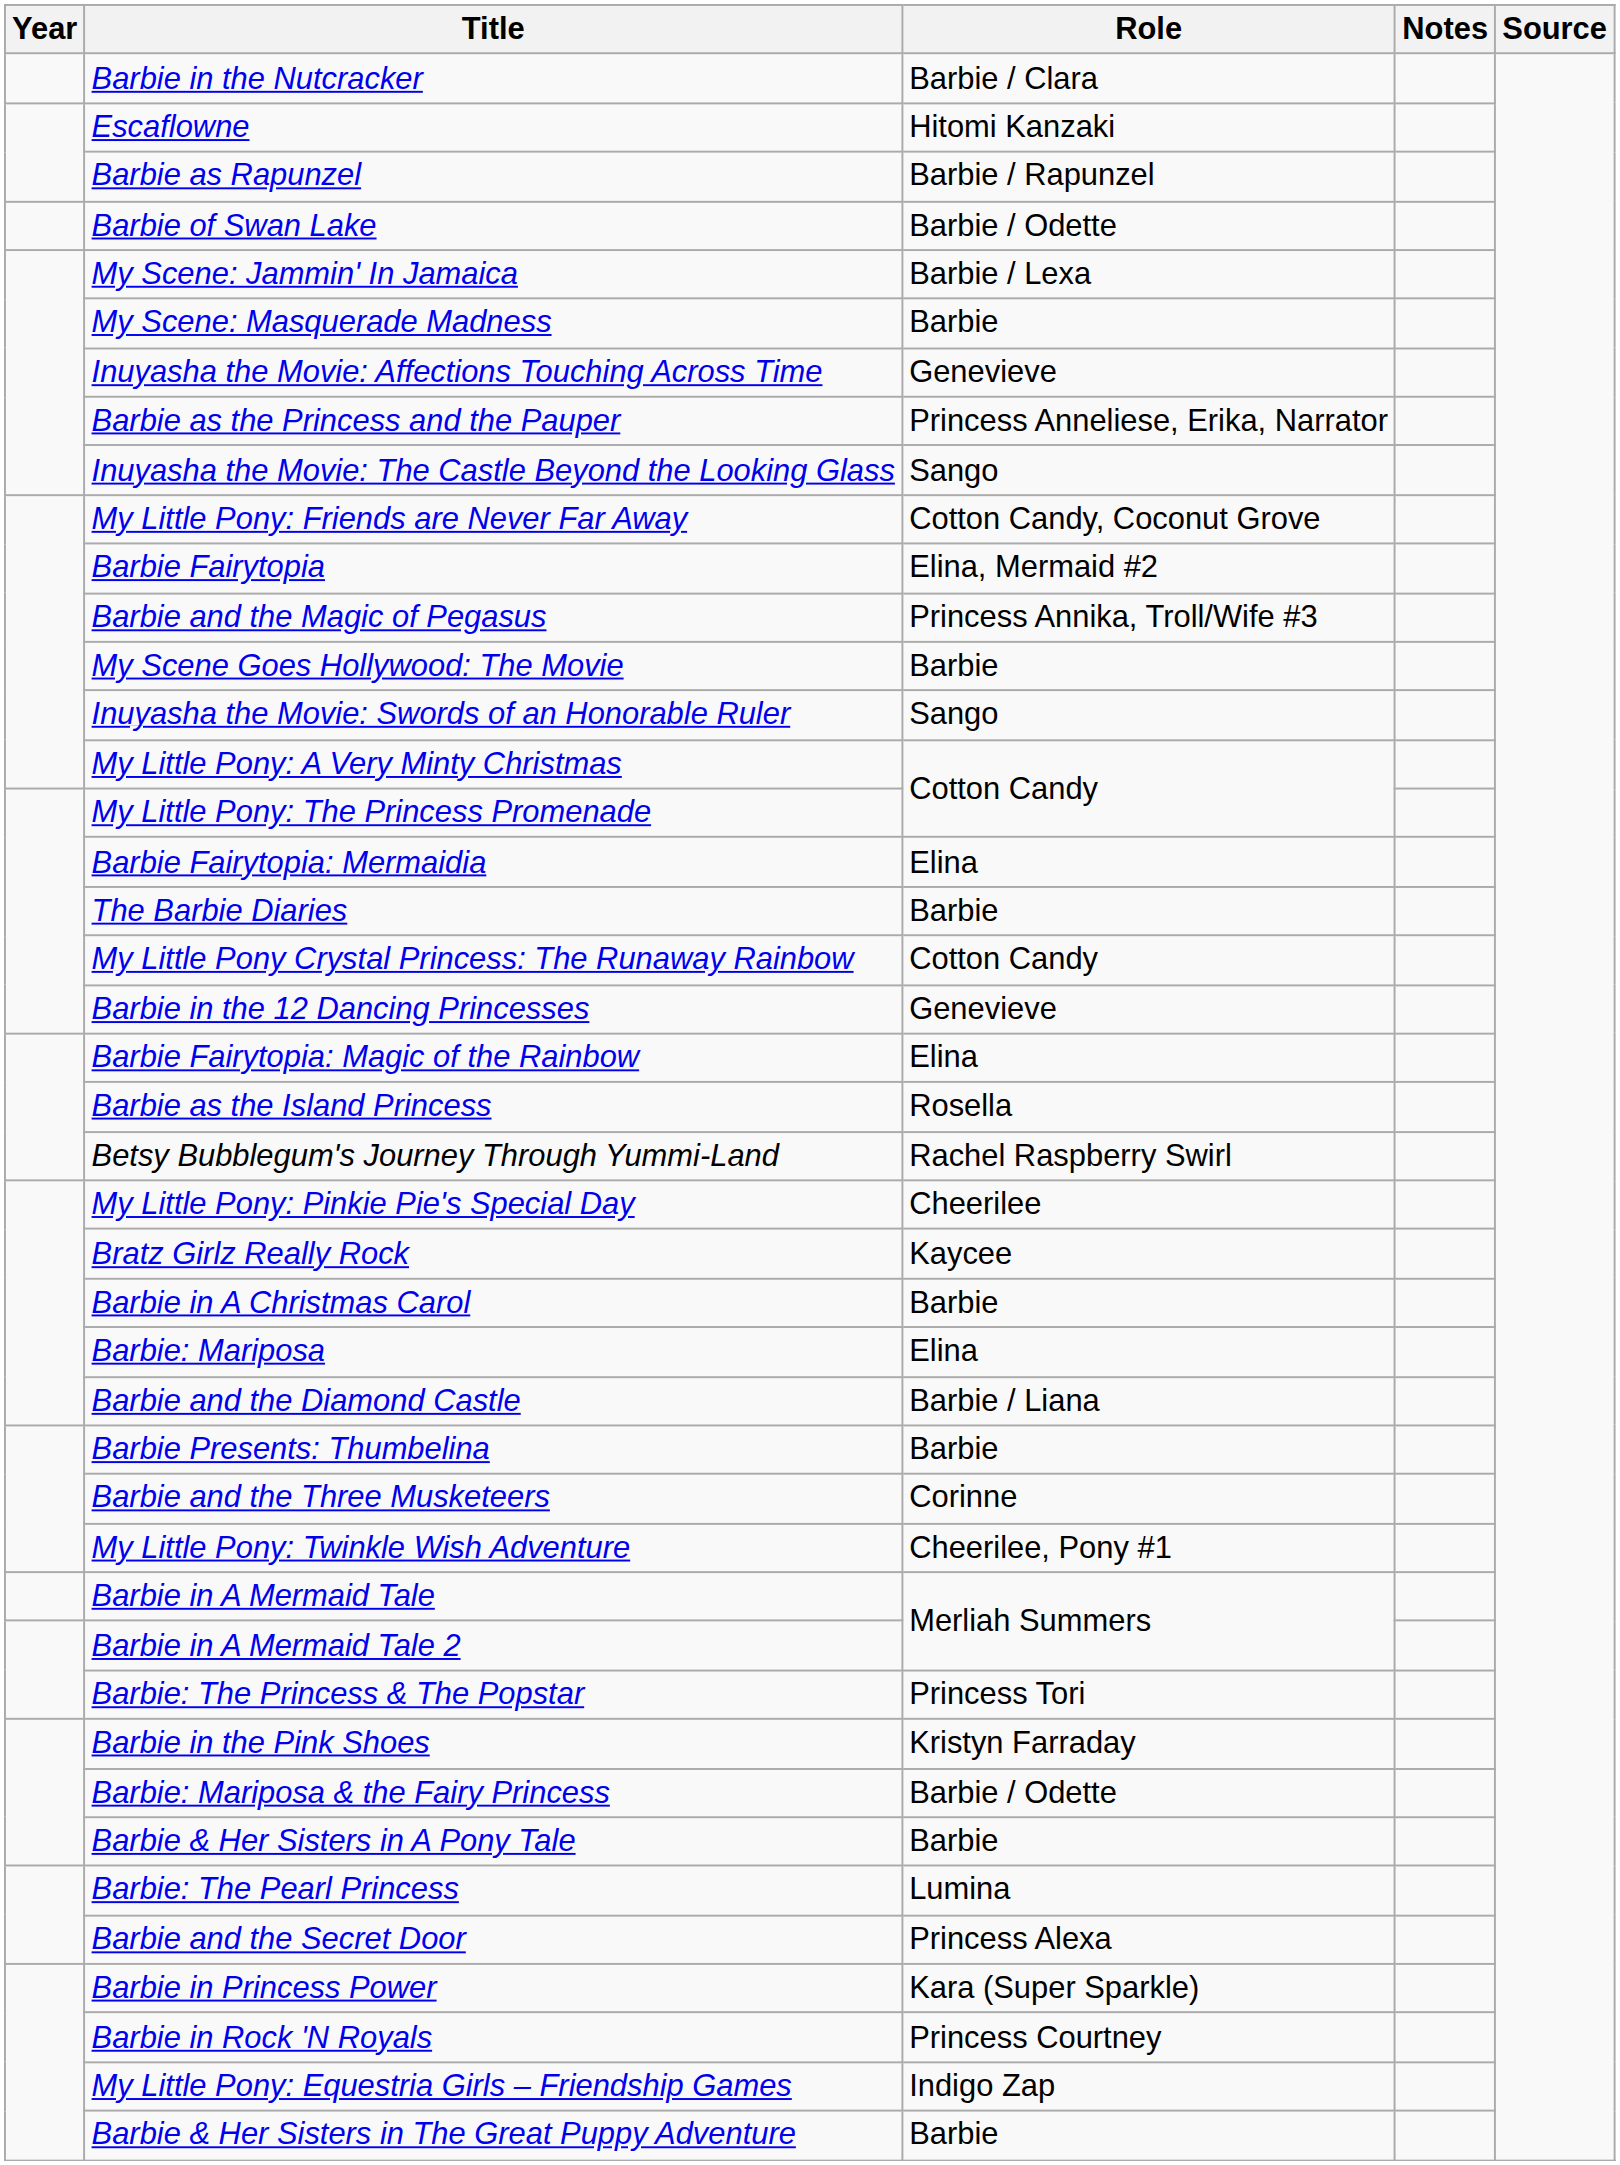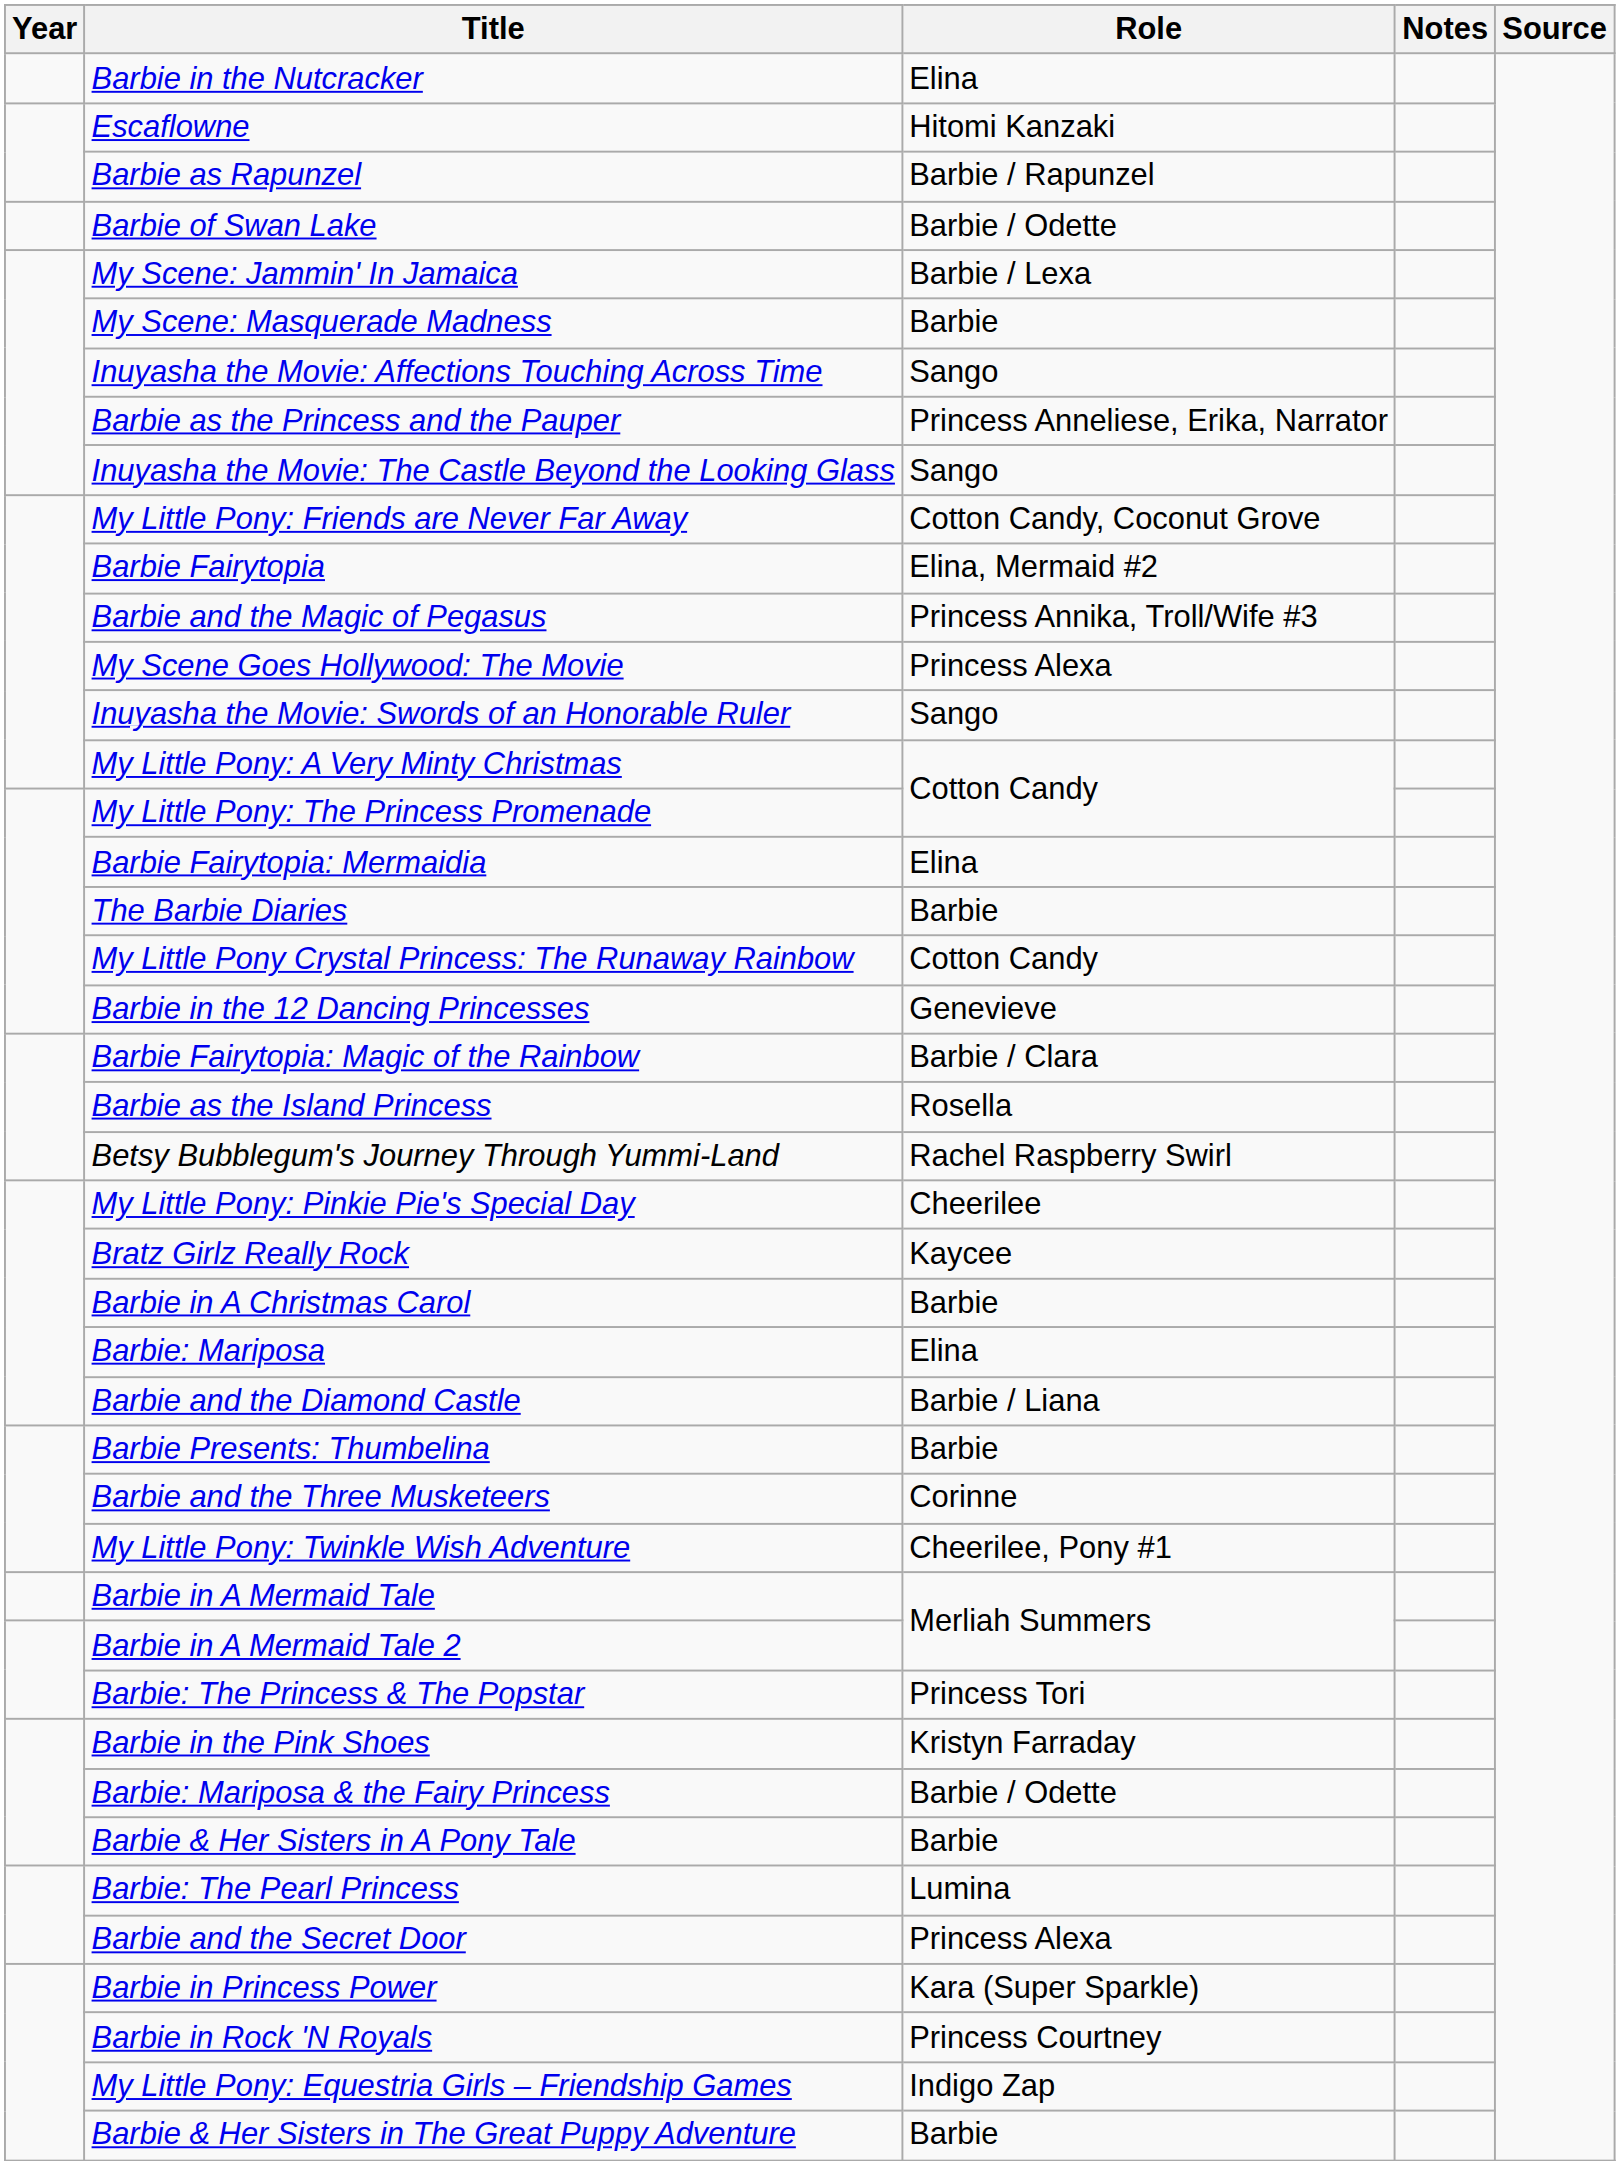(1004, 77) Barbie / Clara -> (944, 77) Elina
(983, 371) Genevieve -> (954, 371) Sango
(954, 665) Barbie -> (1010, 665) Princess Alexa
(944, 1057) Elina -> (1004, 1057) Barbie / Clara
